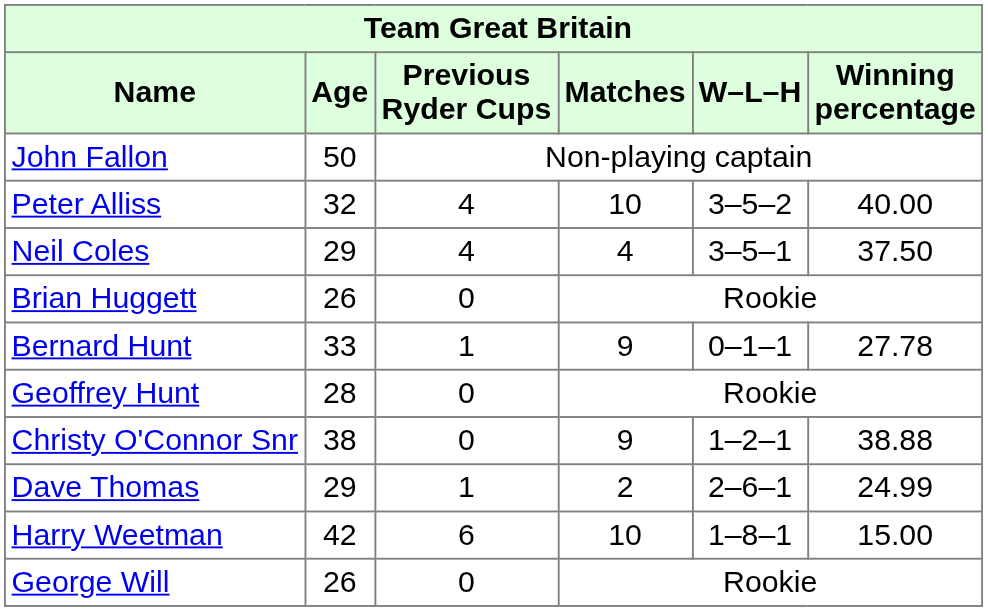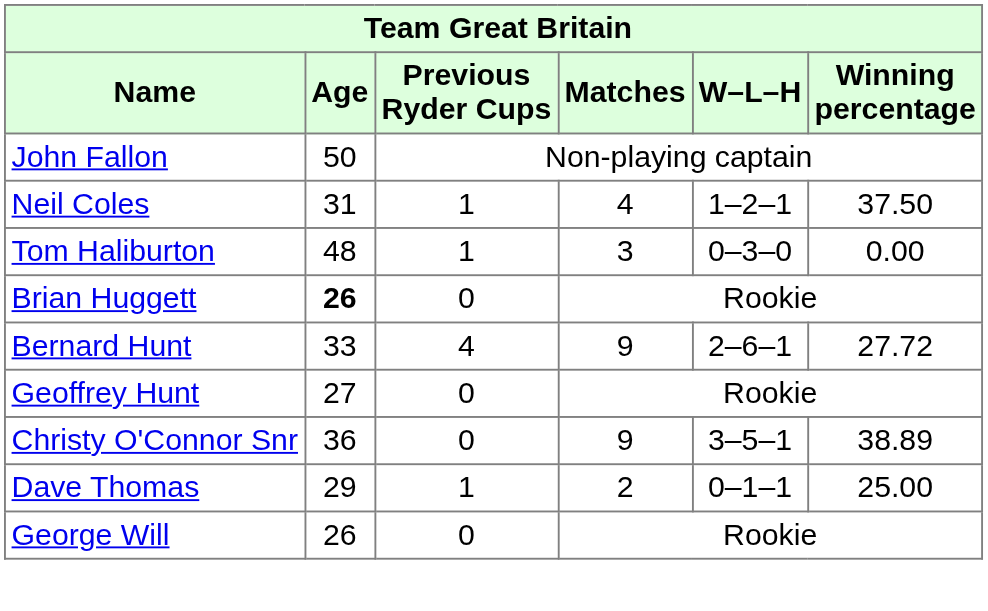- row: (86, 203)
(340, 251) 29 -> (340, 203) 31
(466, 251) 4 -> (466, 203) 1
(750, 251) 3–5–1 -> (750, 203) 1–2–1
+ row: (113, 251)
(340, 298) normal -> (340, 298) bold
(466, 345) 1 -> (466, 345) 4
(750, 345) 0–1–1 -> (750, 345) 2–6–1
(895, 345) 27.78 -> (895, 345) 27.72
(340, 392) 28 -> (340, 392) 27
(340, 440) 38 -> (340, 440) 36
(750, 440) 1–2–1 -> (750, 440) 3–5–1
(895, 440) 38.88 -> (895, 440) 38.89
(750, 487) 2–6–1 -> (750, 487) 0–1–1
(895, 487) 24.99 -> (895, 487) 25.00
- row: (117, 534)
